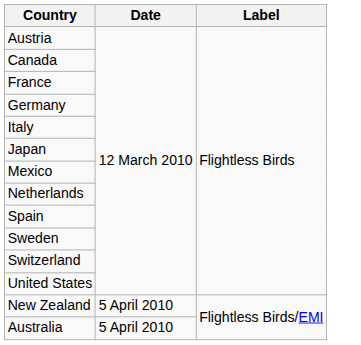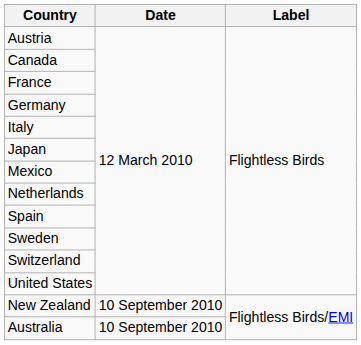(136, 305) 5 April 2010 -> (161, 305) 10 September 2010
(136, 328) 5 April 2010 -> (161, 328) 10 September 2010
